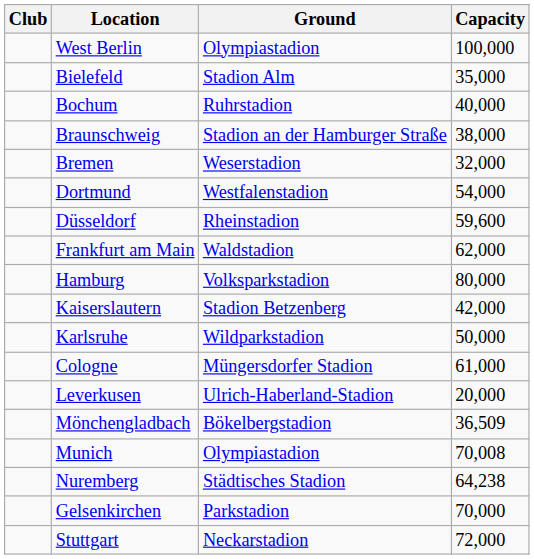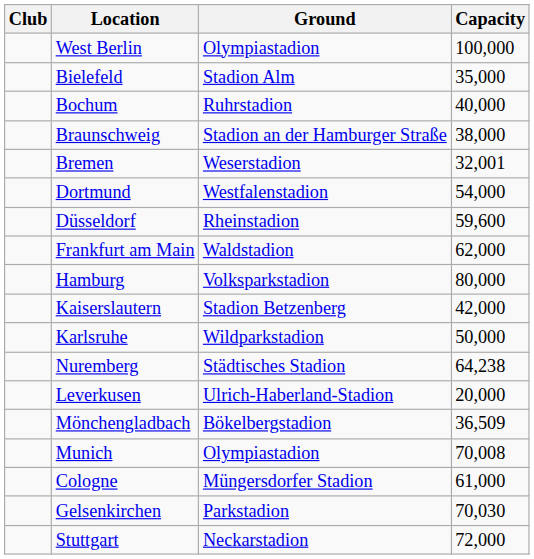(480, 163) 32,000 -> (480, 163) 32,001
rows swapped: (87, 366) <-> (97, 481)
(480, 510) 70,000 -> (480, 510) 70,030
